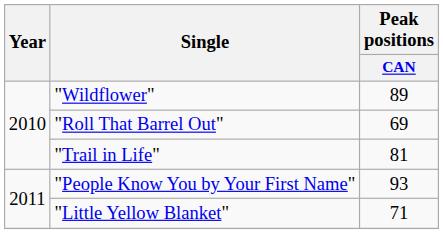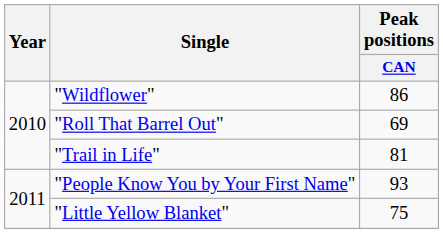(399, 95) 89 -> (399, 95) 86
(399, 213) 71 -> (399, 213) 75
